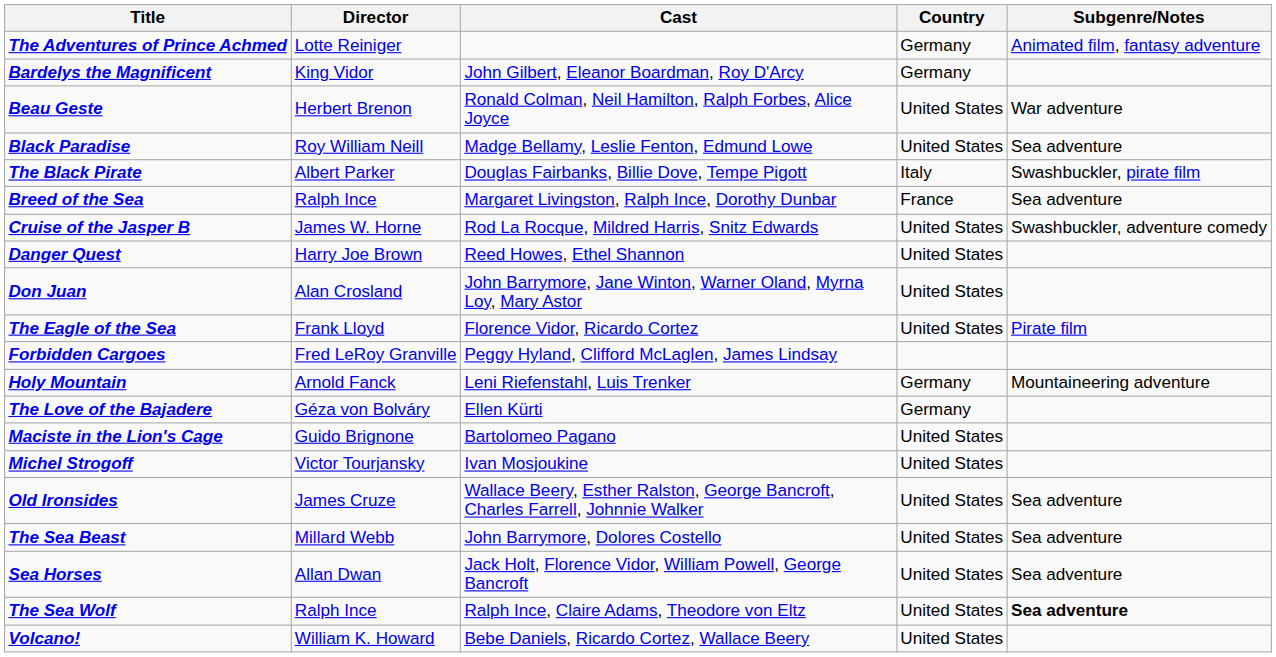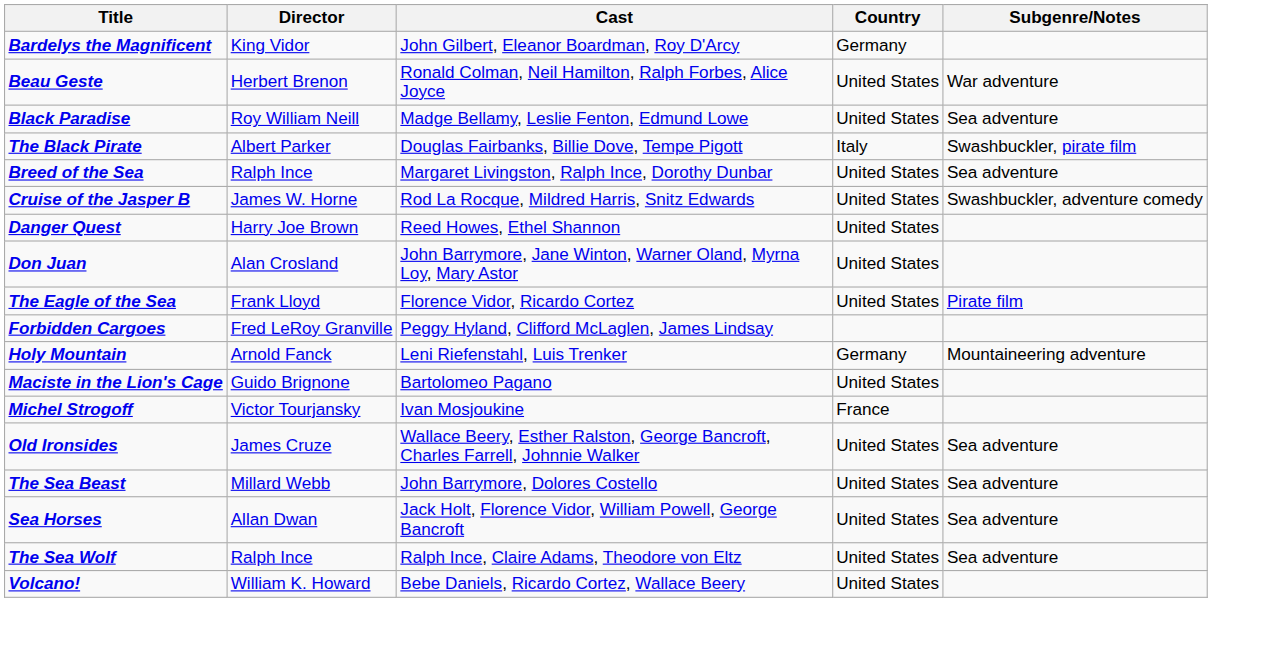- row: (148, 45)
(927, 200) France -> (888, 173) United States
- row: (110, 409)
(952, 463) United States -> (863, 409) France
(1070, 610) bold -> (1003, 556) normal
